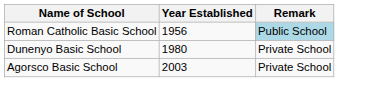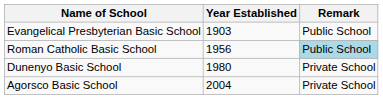+ row: (104, 31)
(174, 67) 2003 -> (219, 85) 2004
